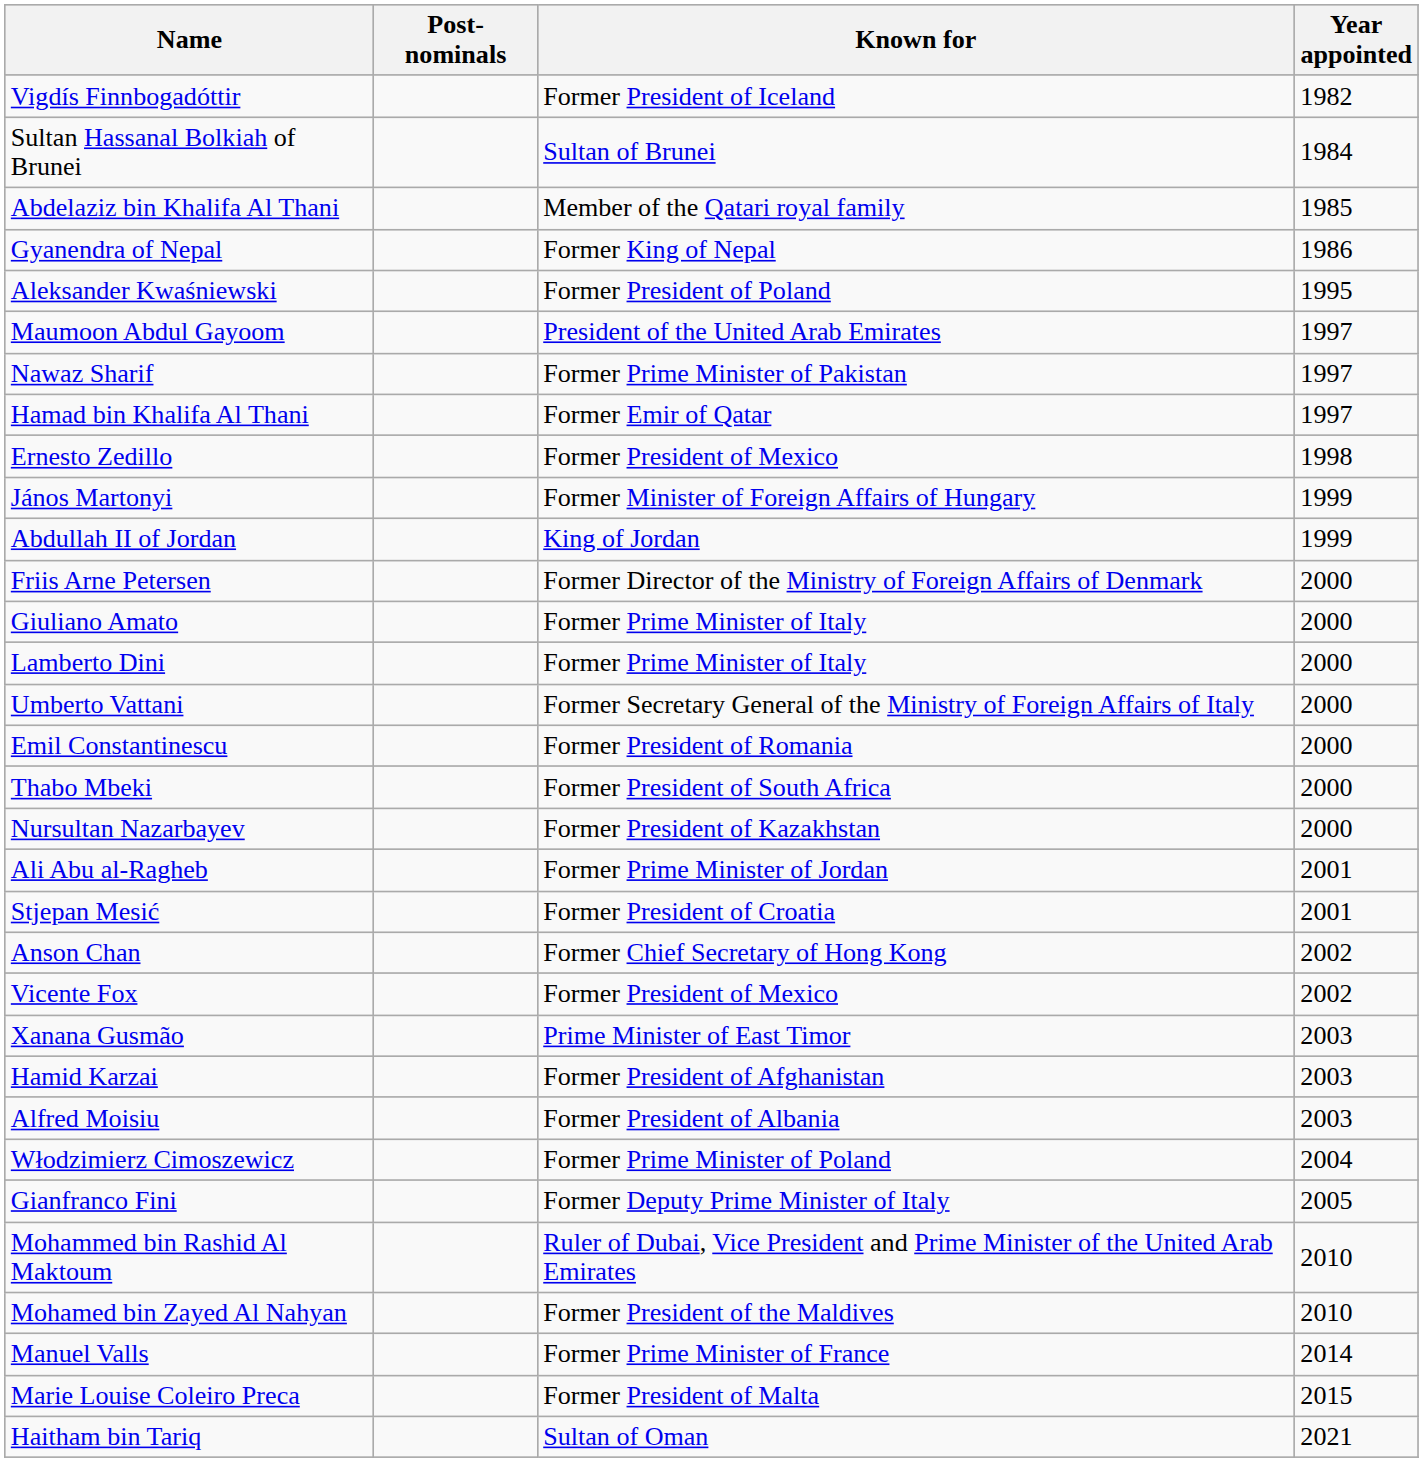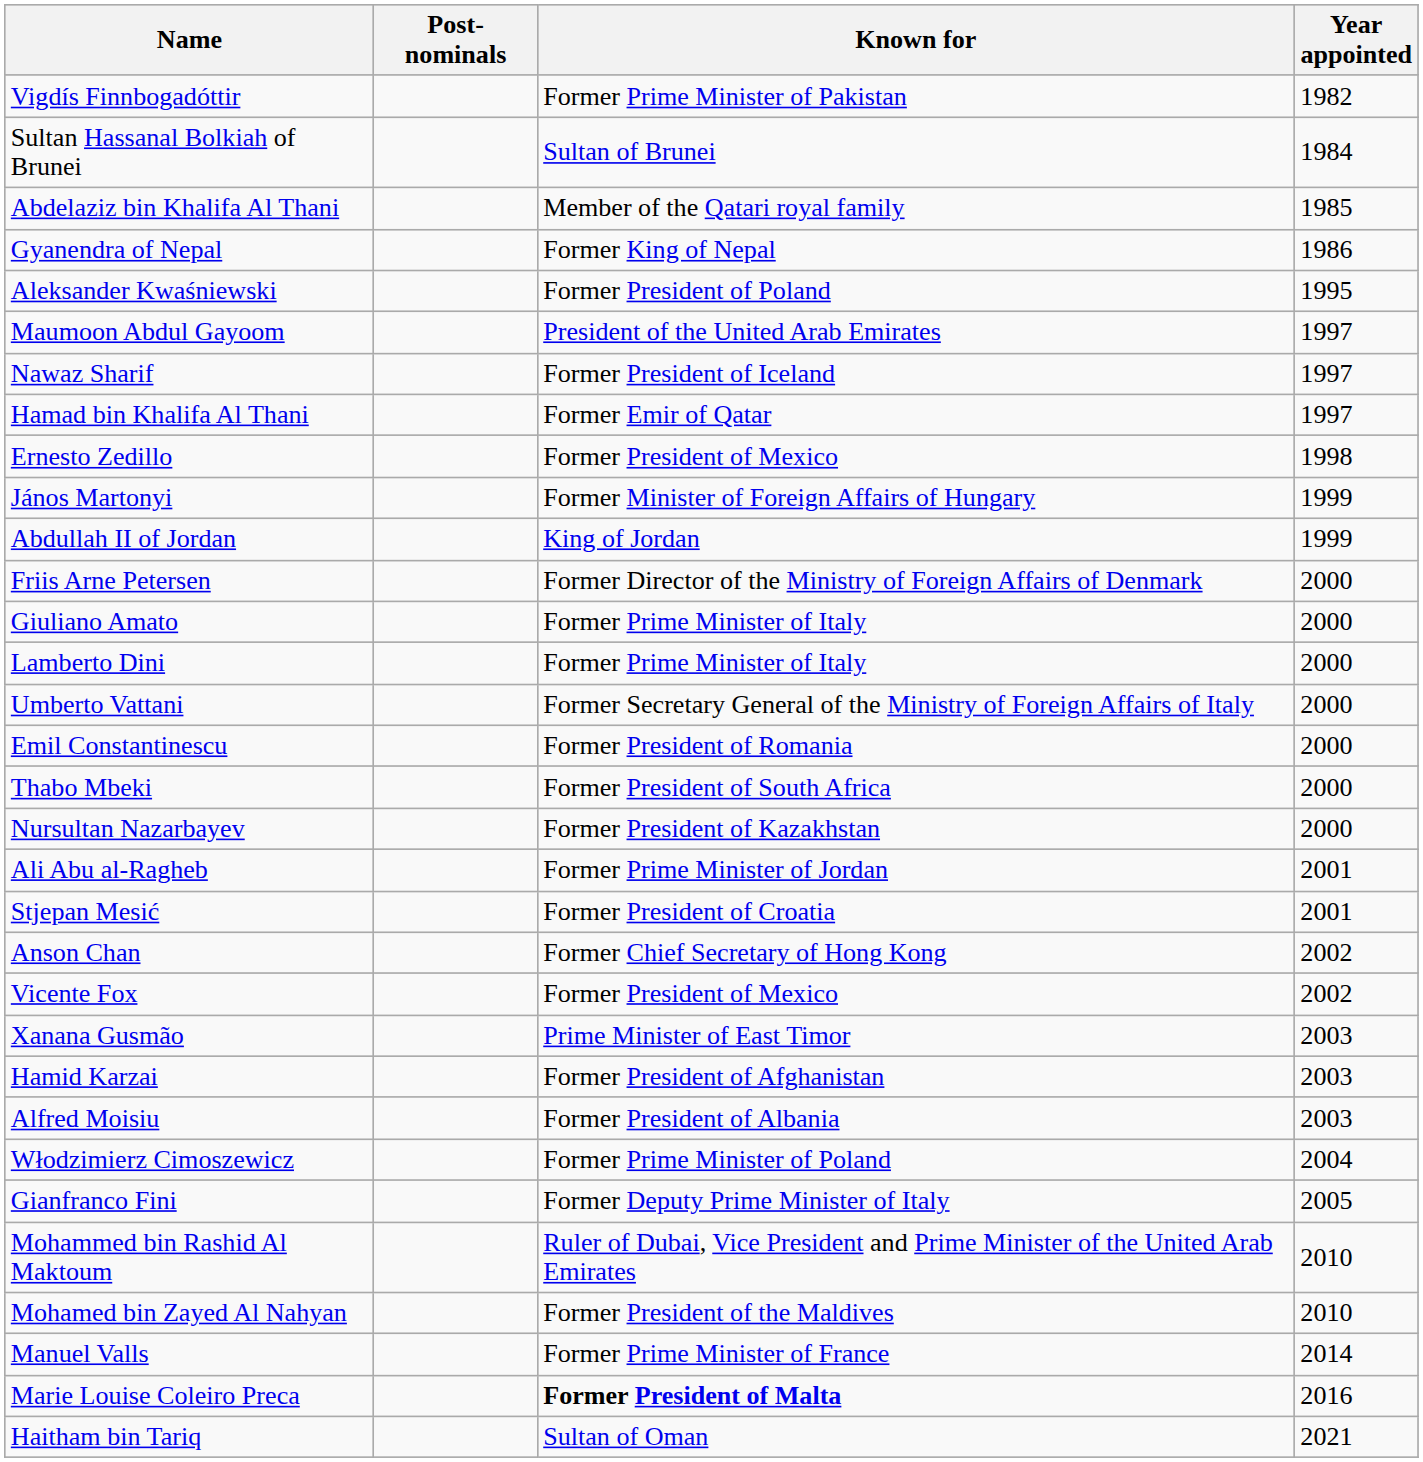(689, 95) Former President of Iceland -> (725, 95) Former Prime Minister of Pakistan
(725, 373) Former Prime Minister of Pakistan -> (689, 373) Former President of Iceland
(681, 1395) normal -> (692, 1395) bold
(1326, 1395) 2015 -> (1326, 1395) 2016
